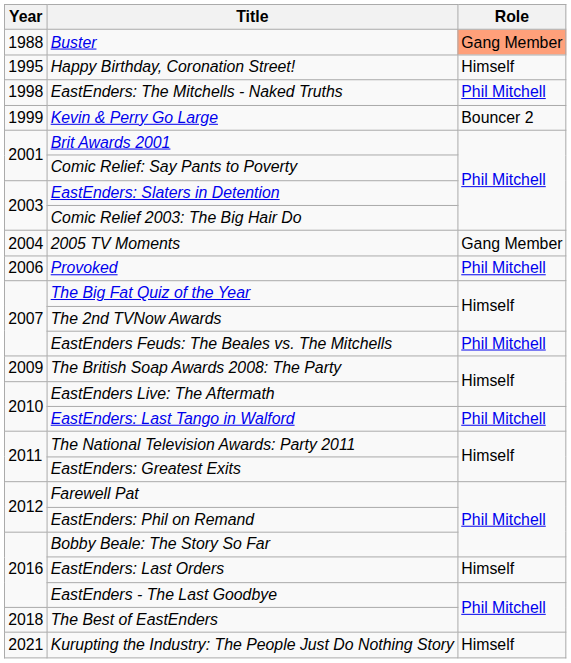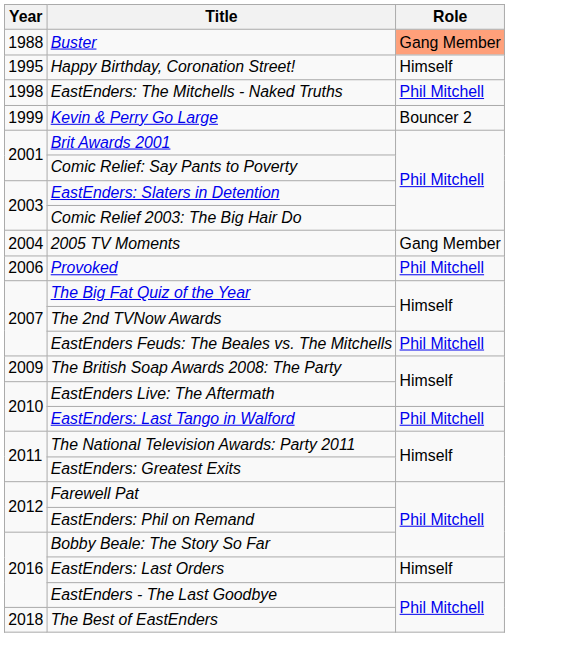- row: (252, 645)
